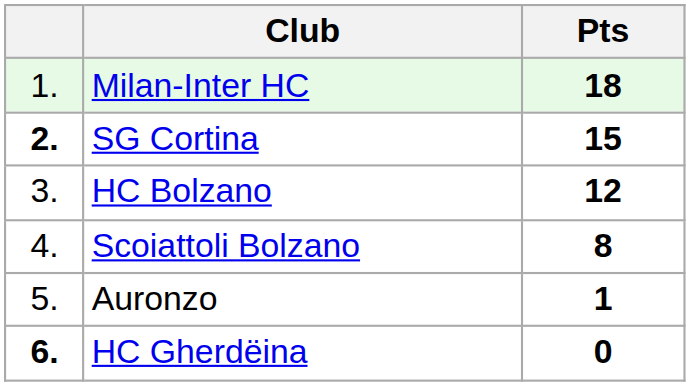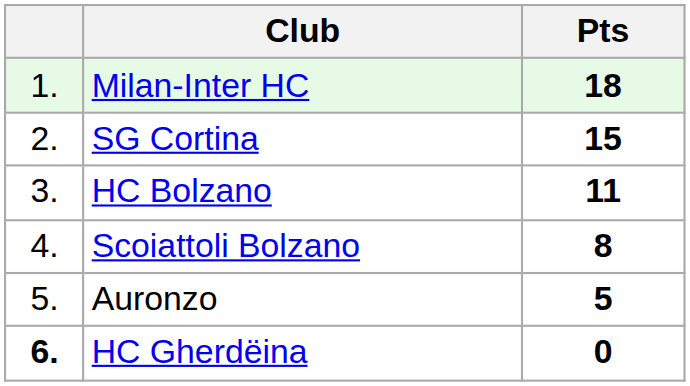(44, 138) bold -> (44, 138) normal
(603, 191) 12 -> (603, 191) 11
(603, 298) 1 -> (603, 298) 5
